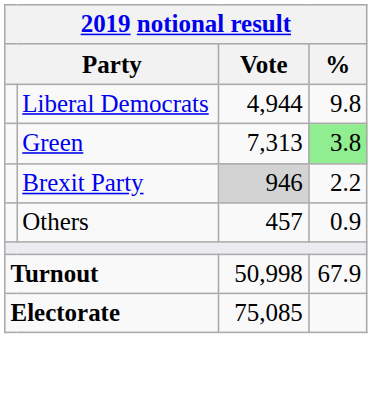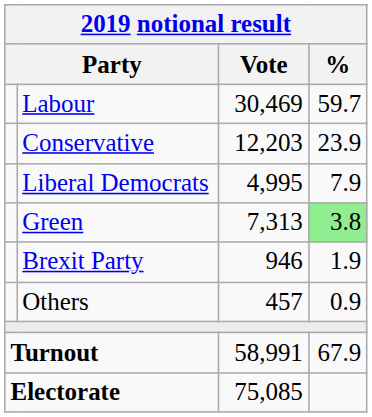+ row: (58, 103)
+ row: (88, 143)
(275, 103) 4,944 -> (275, 182) 4,995
(346, 103) 9.8 -> (346, 182) 7.9
(284, 182) lightgrey background -> (284, 261) no background
(346, 182) 2.2 -> (346, 261) 1.9
(269, 273) 50,998 -> (269, 352) 58,991
